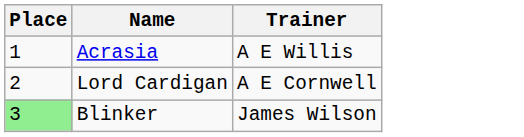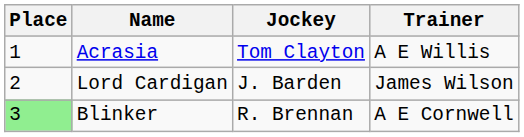+ column: (301, 21)
(307, 84) A E Cornwell -> (444, 84) James Wilson
(307, 115) James Wilson -> (444, 115) A E Cornwell
